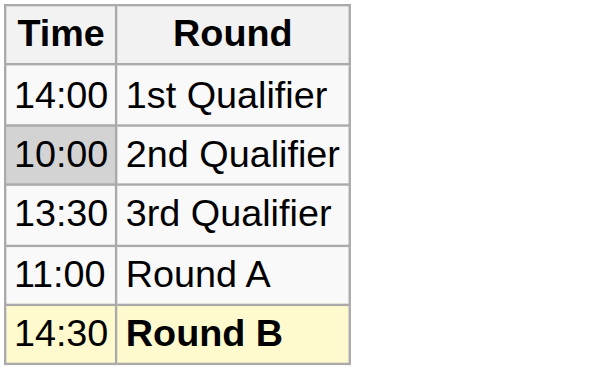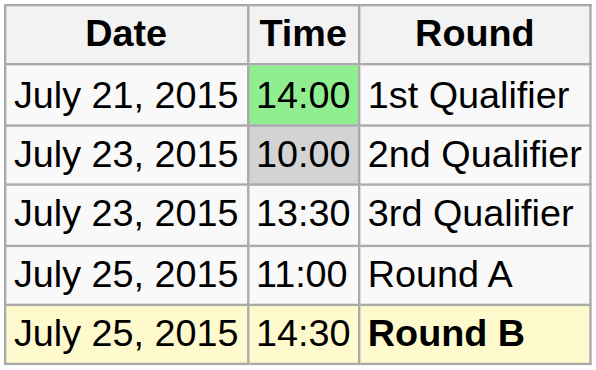+ column: (126, 34)
(61, 94) no background -> (303, 94) lightgreen background
